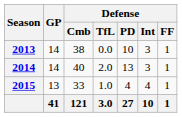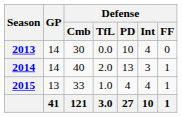(79, 49) 38 -> (79, 49) 30
(148, 49) 3 -> (148, 49) 4
(167, 49) 1 -> (167, 49) 0
